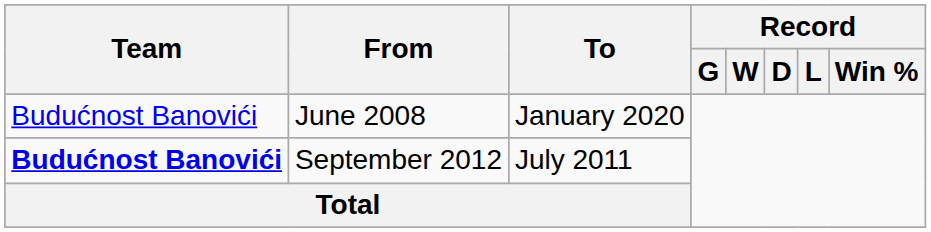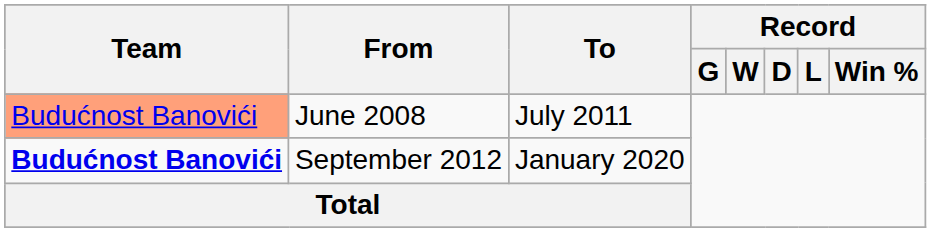(134, 115) no background -> (134, 115) lightsalmon background
(600, 115) January 2020 -> (574, 115) July 2011
(574, 159) July 2011 -> (600, 159) January 2020
